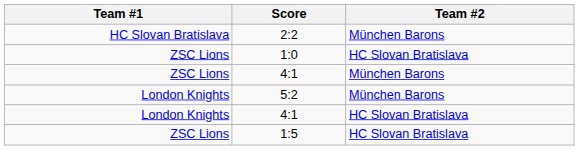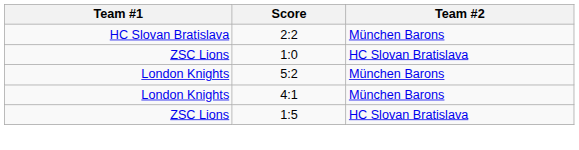- row: (200, 74)
(409, 114) HC Slovan Bratislava -> (397, 94) München Barons
